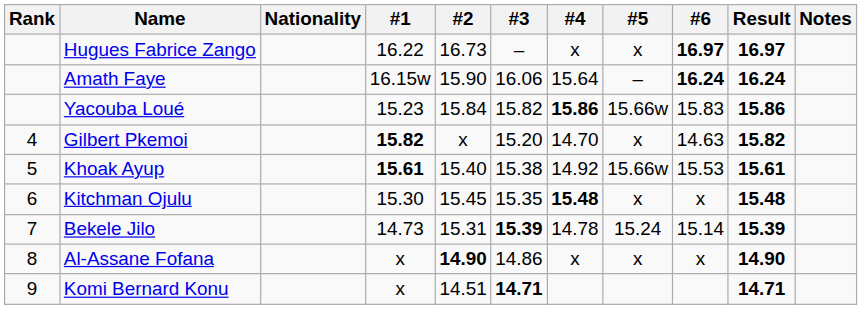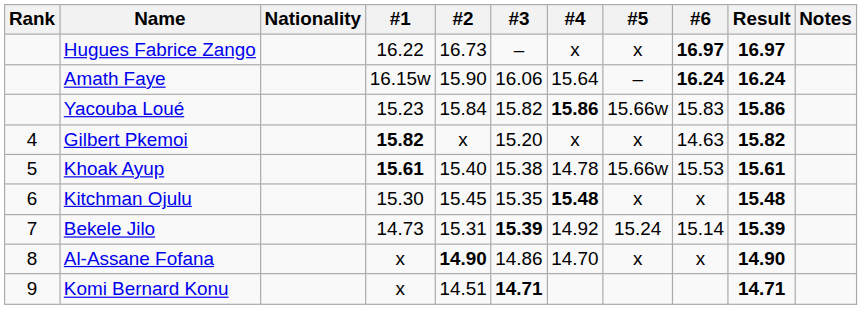(575, 139) 14.70 -> (575, 139) x
(575, 169) 14.92 -> (575, 169) 14.78
(575, 229) 14.78 -> (575, 229) 14.92
(575, 259) x -> (575, 259) 14.70
